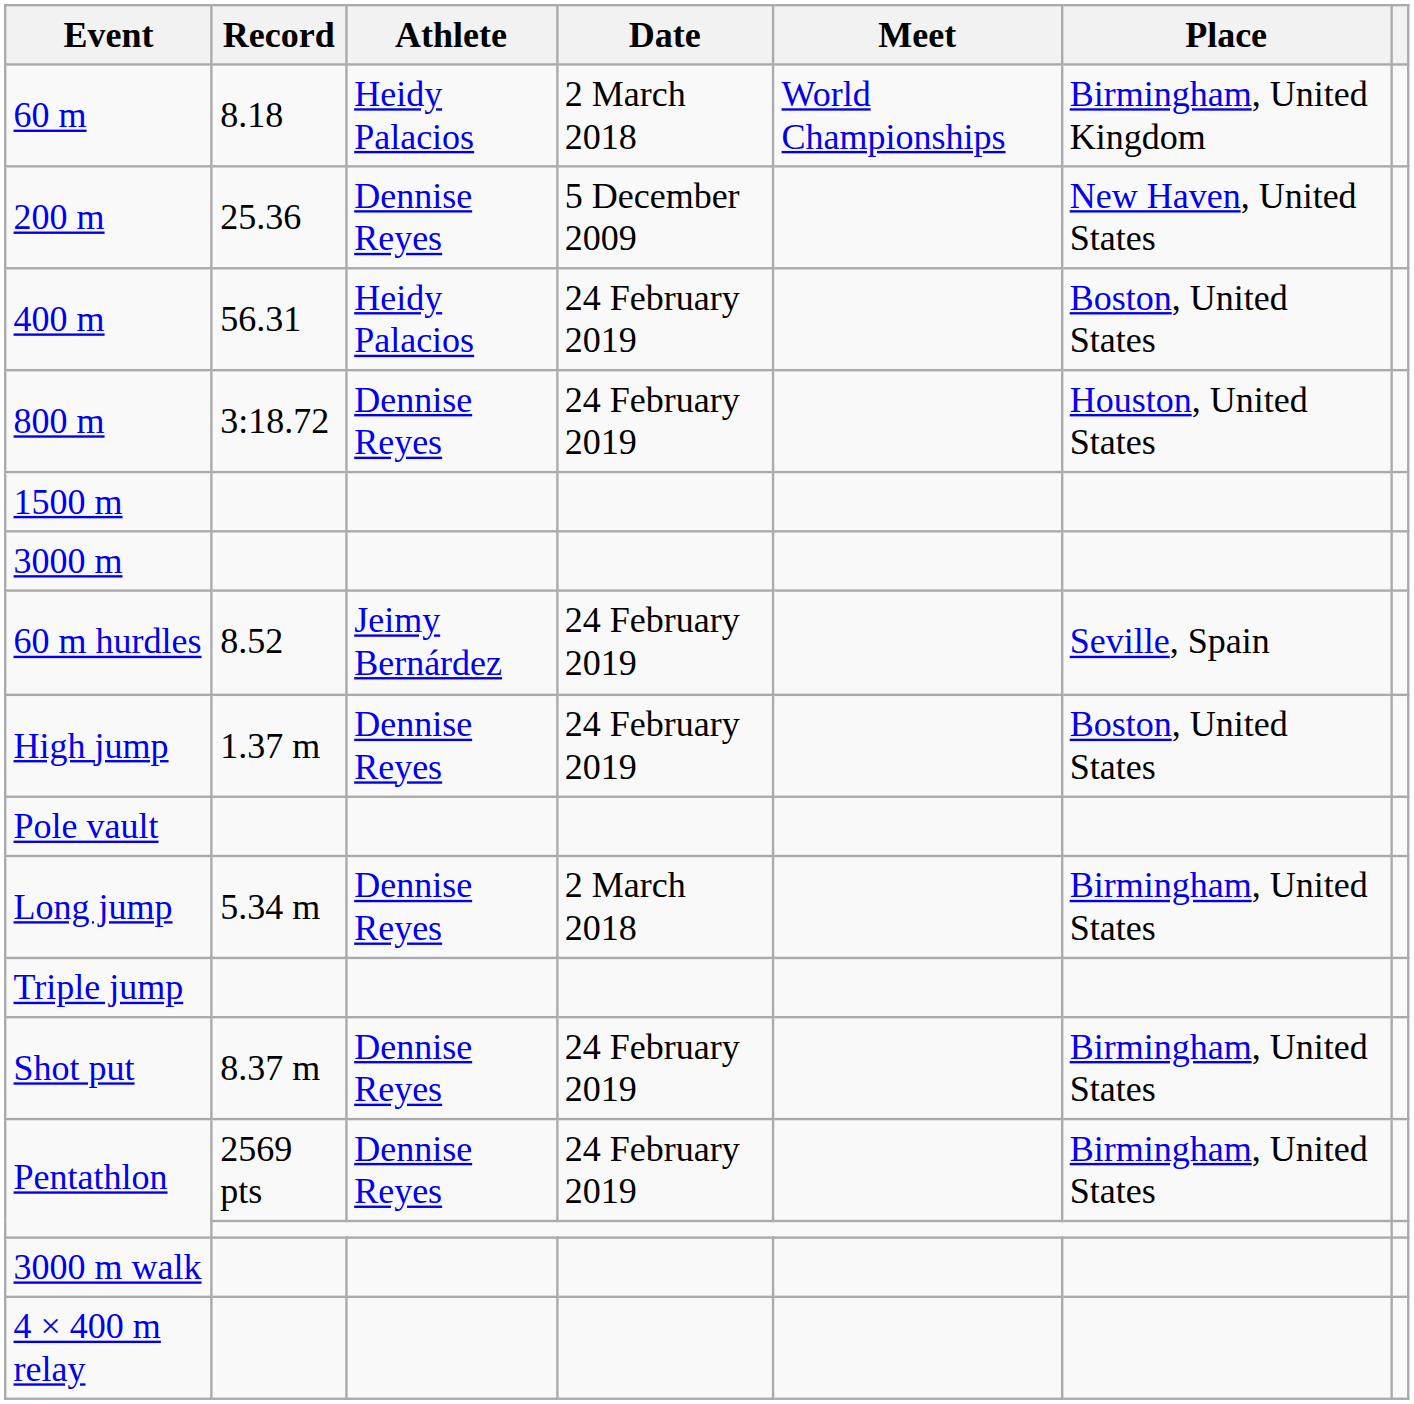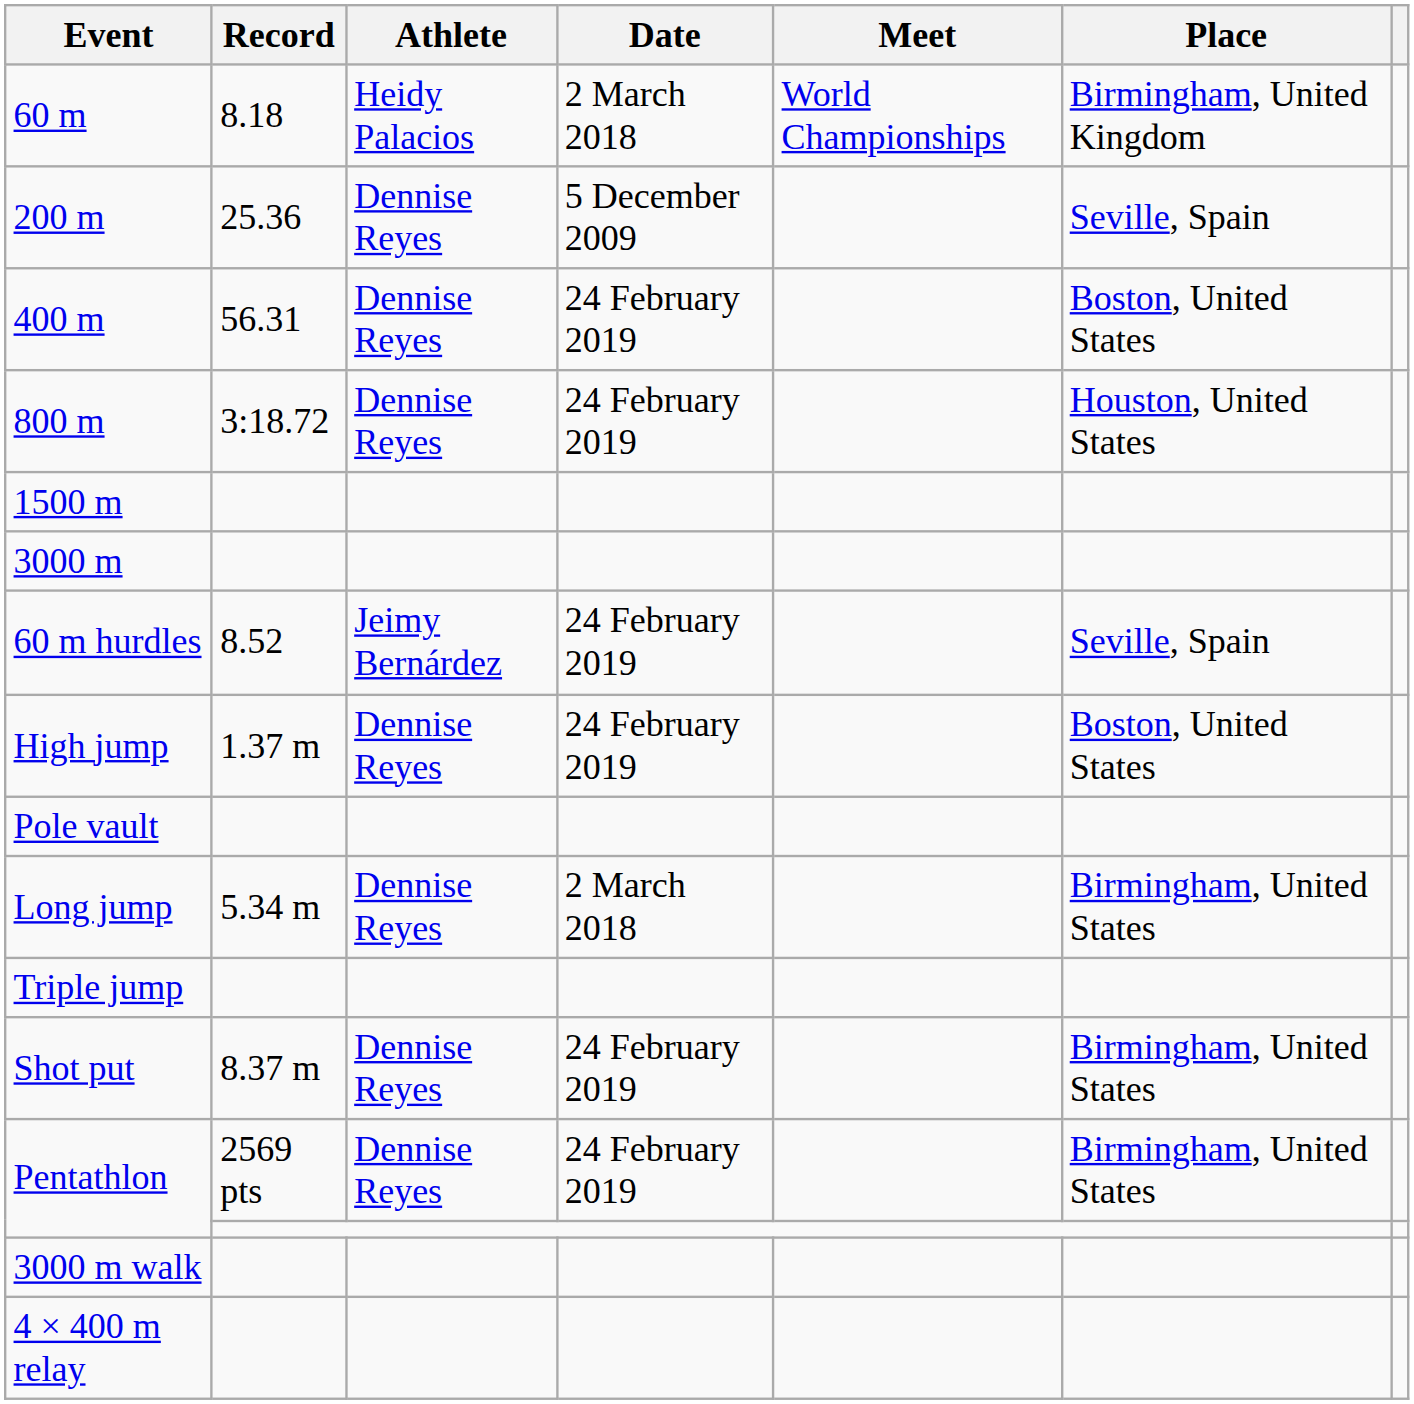(1213, 217) New Haven, United States -> (1170, 217) Seville, Spain
(414, 319) Heidy Palacios -> (413, 319) Dennise Reyes
